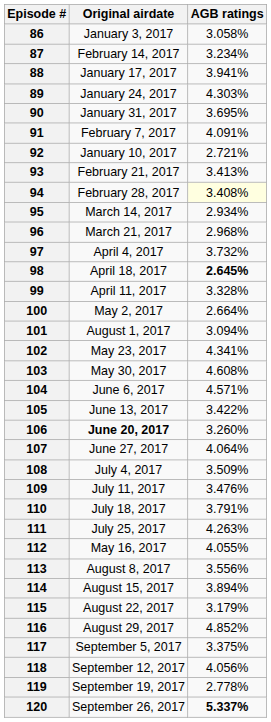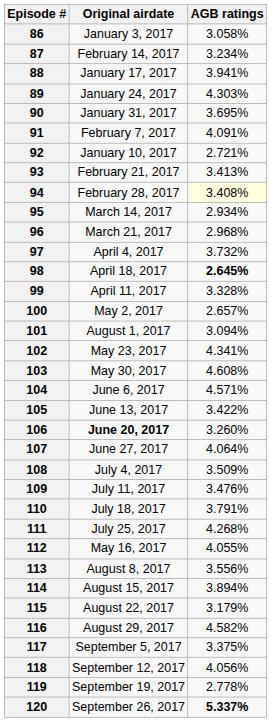(227, 311) 2.664% -> (227, 311) 2.657%
(227, 529) 4.263% -> (227, 529) 4.268%
(227, 627) 4.852% -> (227, 627) 4.582%
